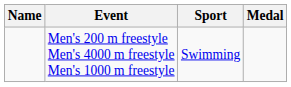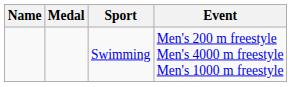columns swapped: (265, 16) <-> (111, 16)
